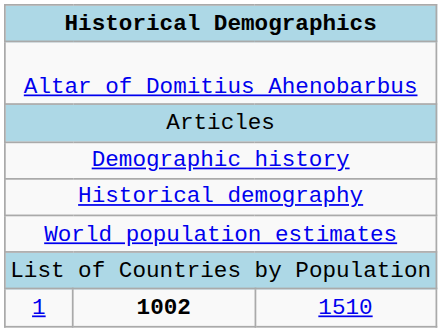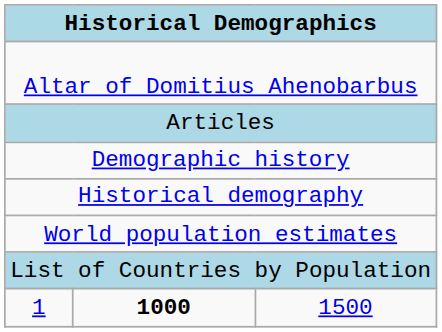(164, 307) 1002 -> (164, 307) 1000
(346, 307) 1510 -> (346, 307) 1500
